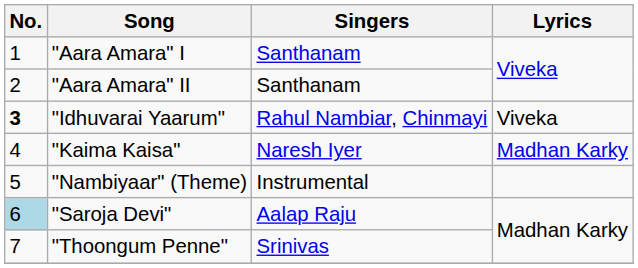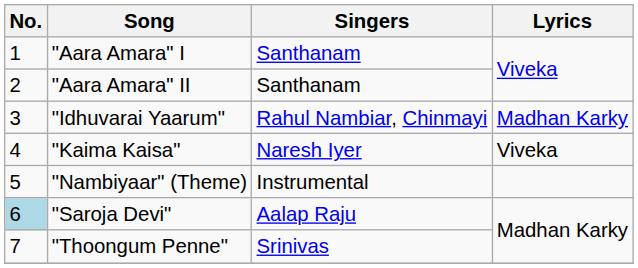(15, 118) bold -> (15, 118) normal
(527, 118) Viveka -> (562, 118) Madhan Karky
(562, 150) Madhan Karky -> (527, 150) Viveka
